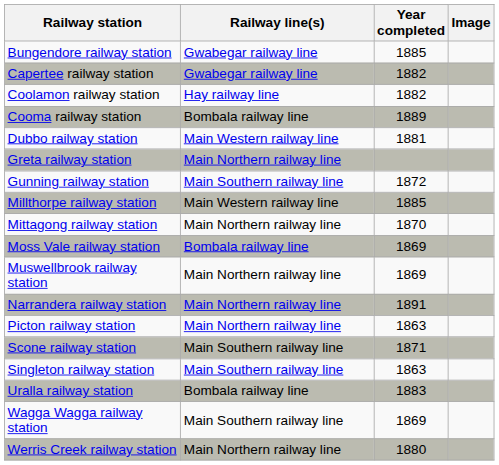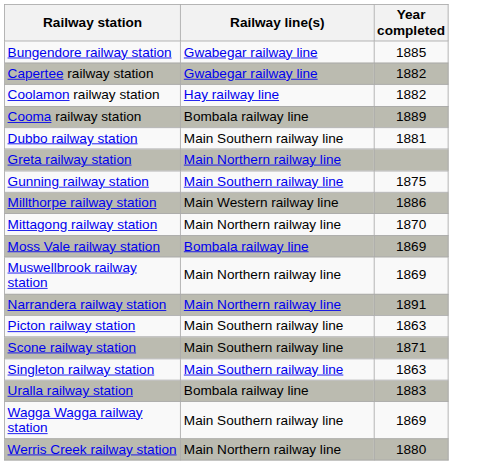- column: (471, 22)
(261, 138) Main Western railway line -> (264, 138) Main Southern railway line
(411, 181) 1872 -> (411, 181) 1875
(411, 203) 1885 -> (411, 203) 1886
(262, 326) Main Northern railway line -> (264, 326) Main Southern railway line
